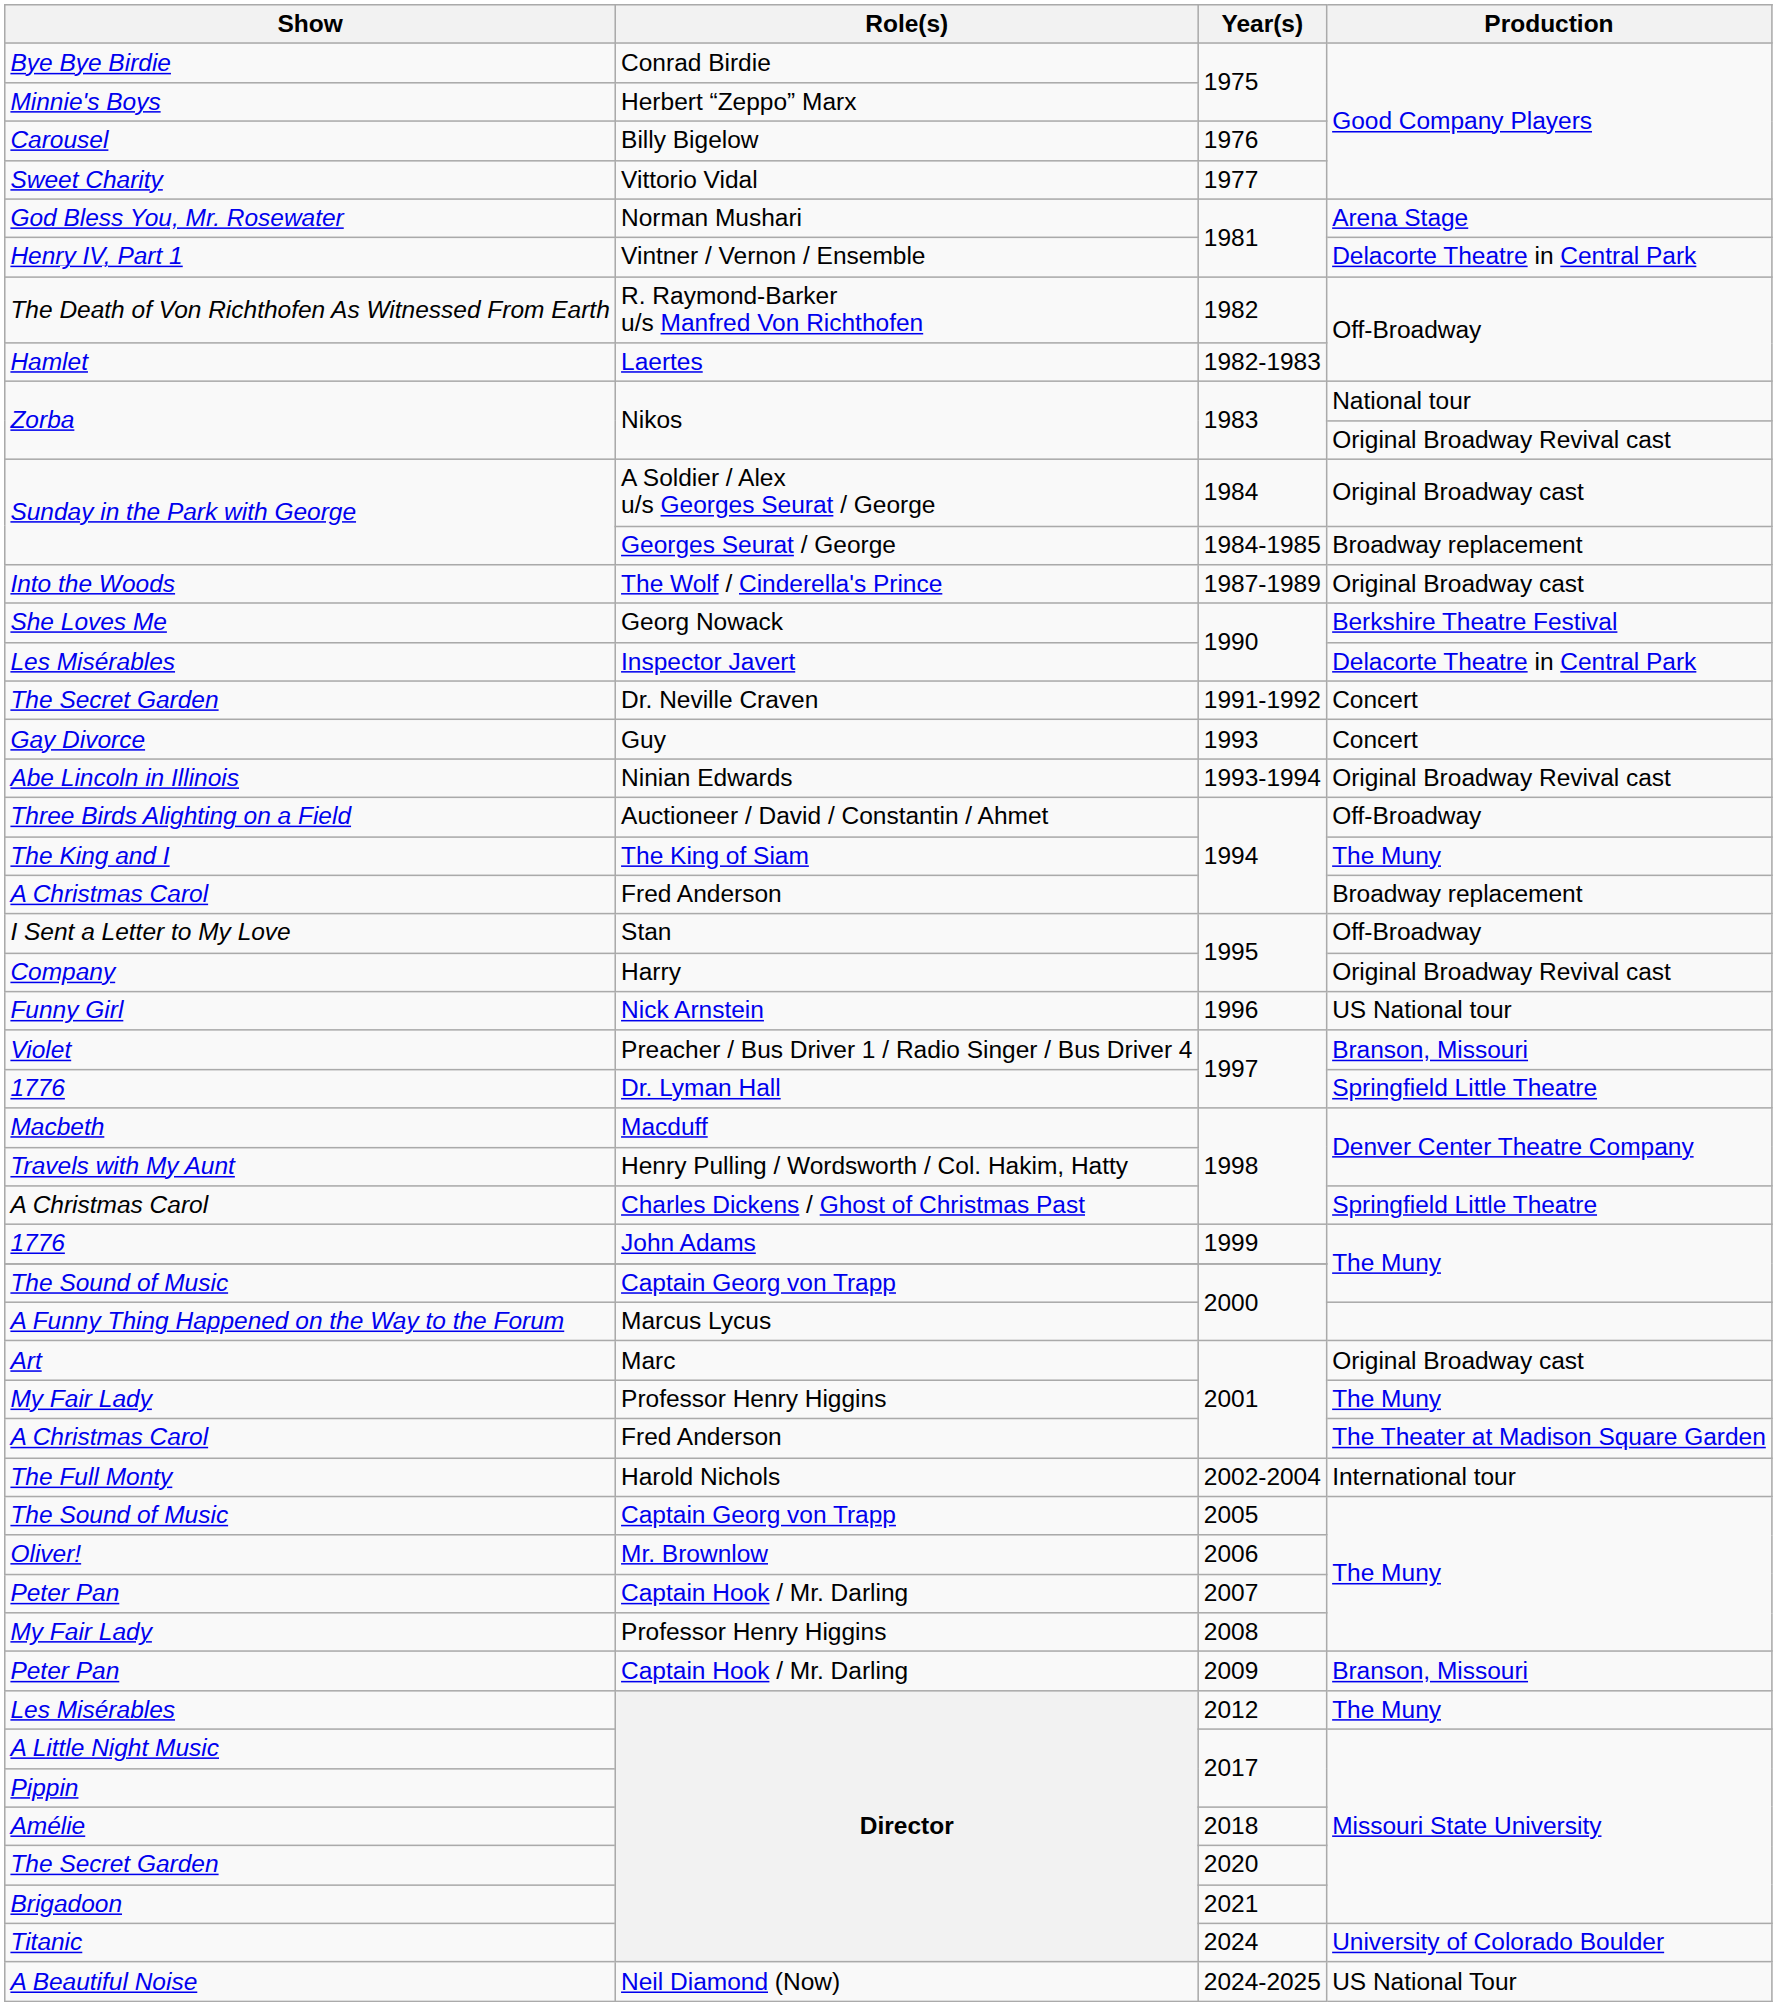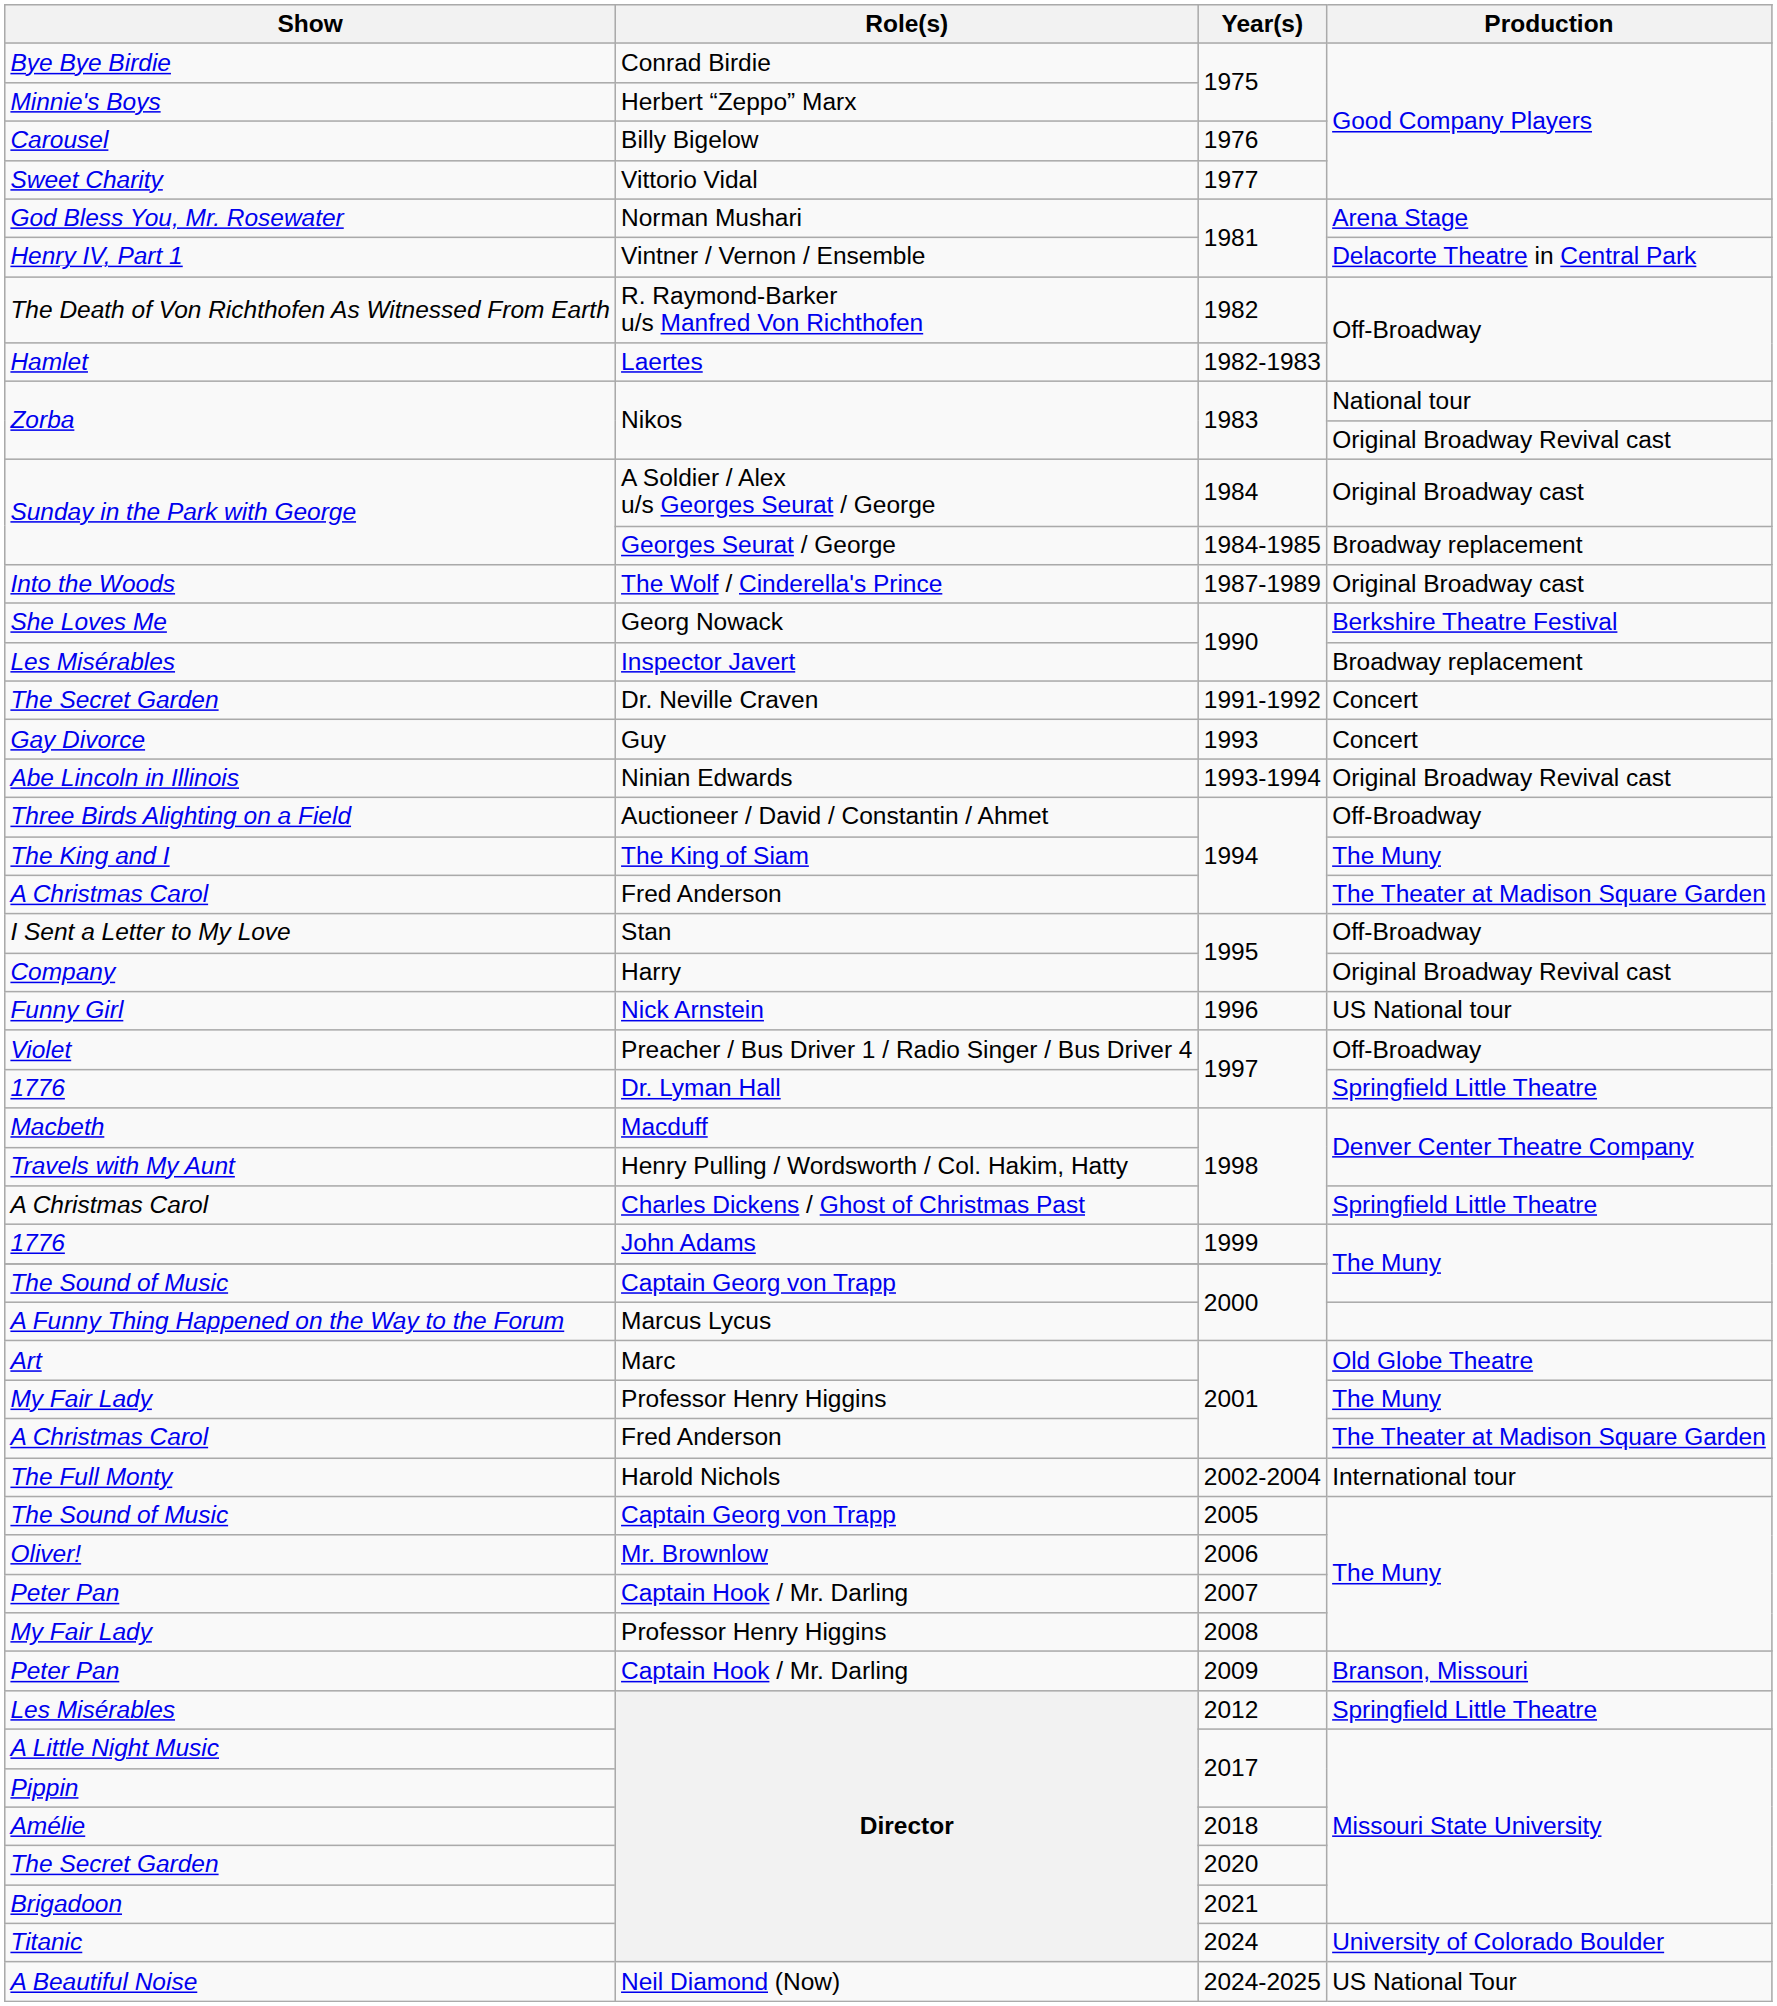(1514, 661) Delacorte Theatre in Central Park -> (1457, 661) Broadway replacement
(1457, 894) Broadway replacement -> (1549, 894) The Theater at Madison Square Garden
(1430, 1049) Branson, Missouri -> (1407, 1049) Off-Broadway
(1458, 1360) Original Broadway cast -> (1433, 1360) Old Globe Theatre
(1387, 1709) The Muny -> (1465, 1709) Springfield Little Theatre
